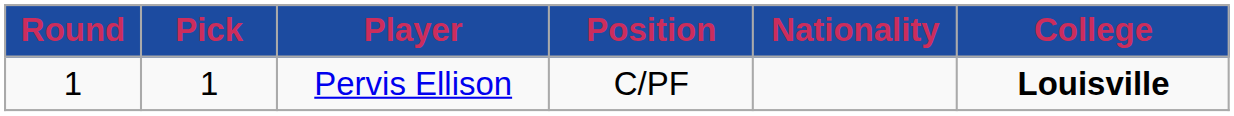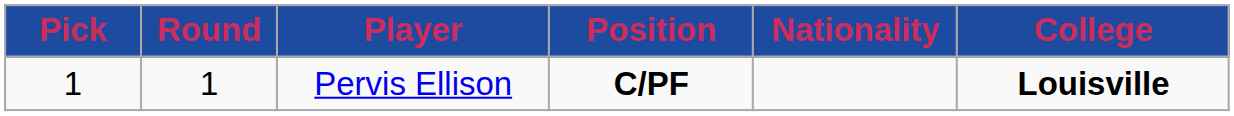columns swapped: (73, 30) <-> (209, 30)
(651, 82) normal -> (651, 82) bold
